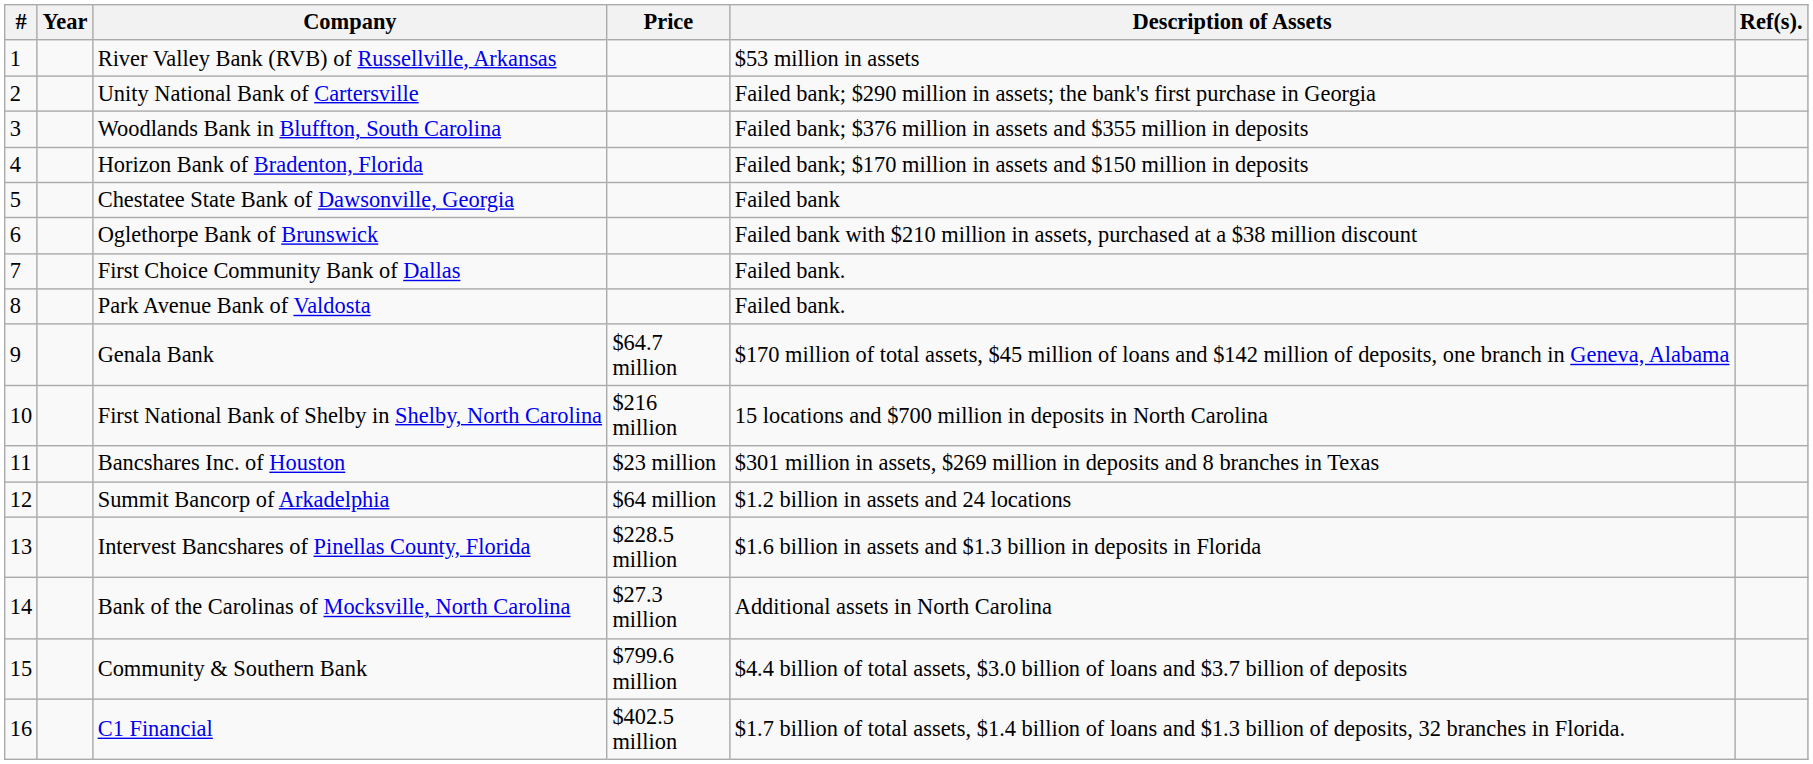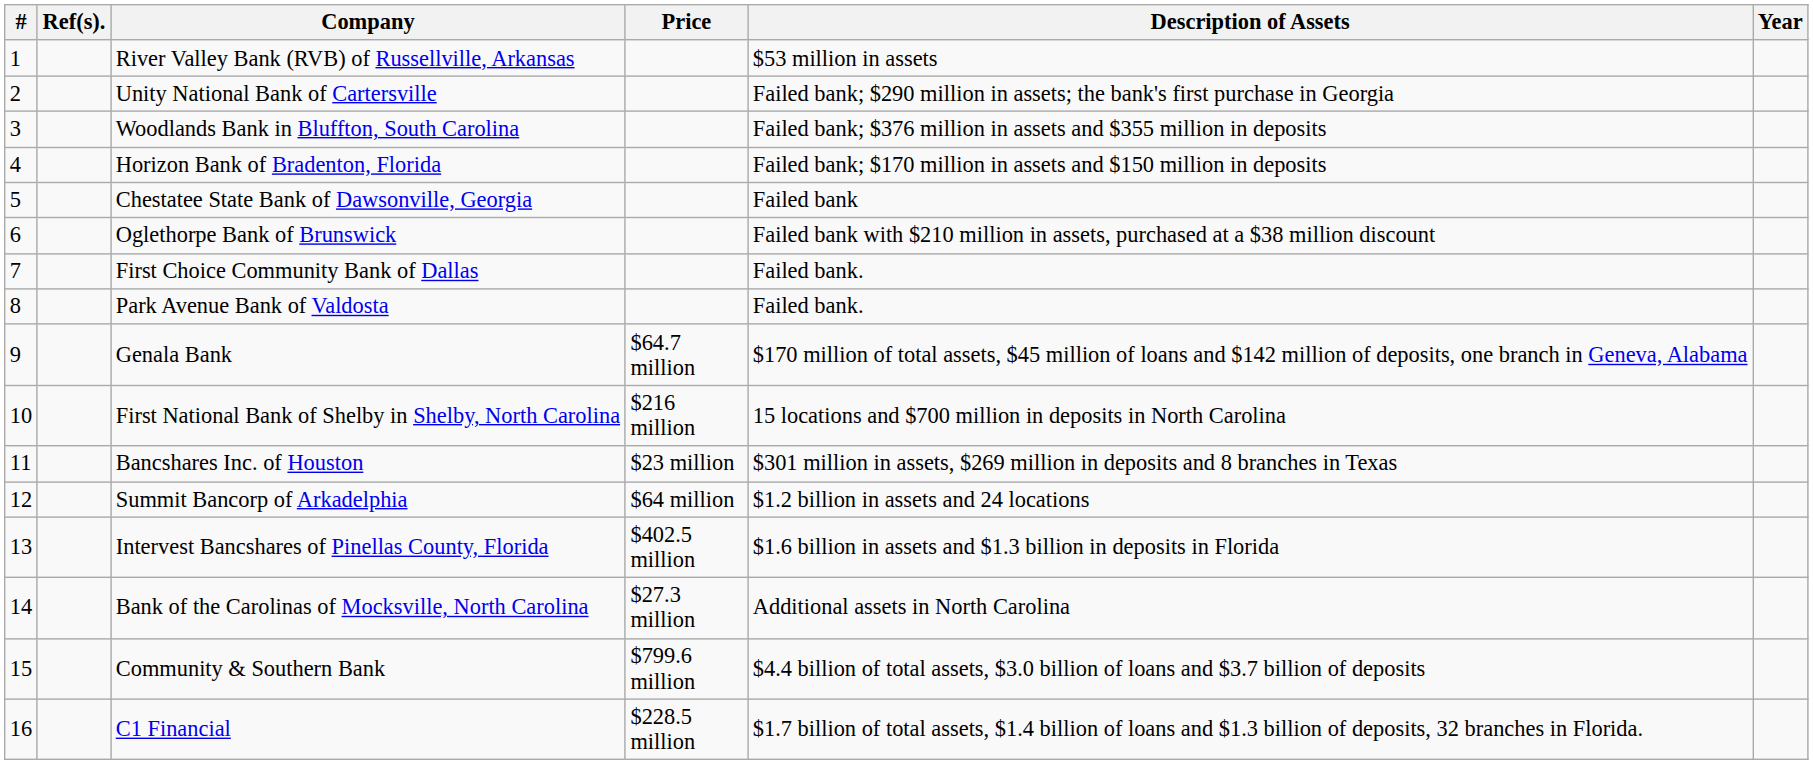columns swapped: (65, 22) <-> (1771, 22)
(645, 547) $228.5 million -> (663, 547) $402.5 million
(645, 729) $402.5 million -> (663, 729) $228.5 million
